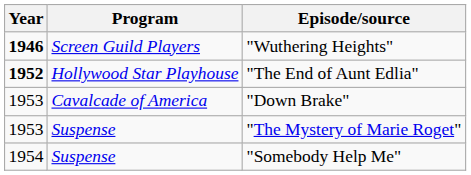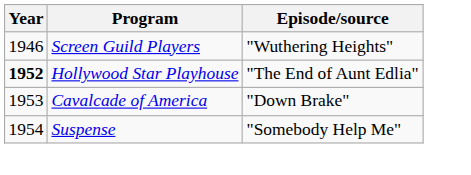(26, 45) bold -> (26, 45) normal
- row: (354, 128)
